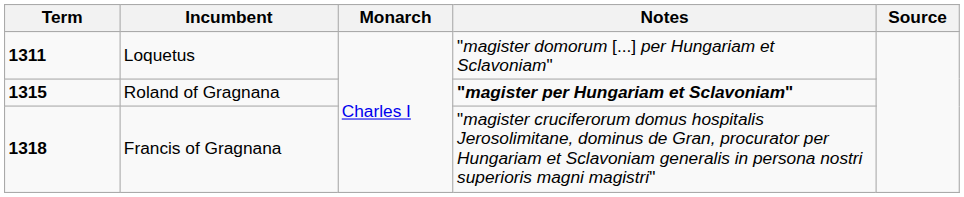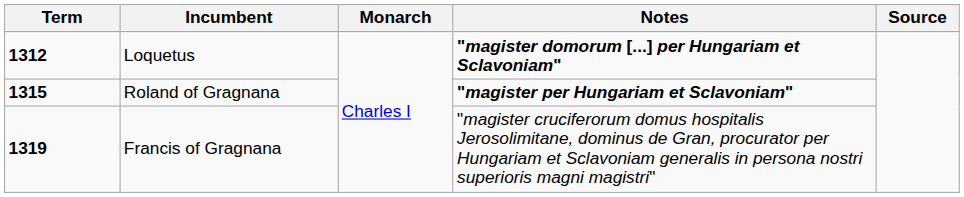(27, 55) 1311 -> (28, 55) 1312
(616, 55) normal -> (628, 55) bold
(28, 149) 1318 -> (28, 149) 1319
